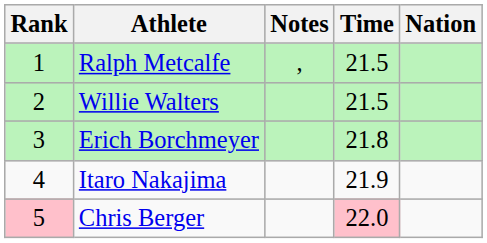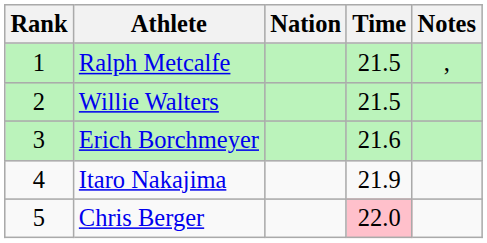columns swapped: (441, 23) <-> (300, 23)
(367, 140) 21.8 -> (379, 140) 21.6
(39, 218) pink background -> (39, 218) no background
